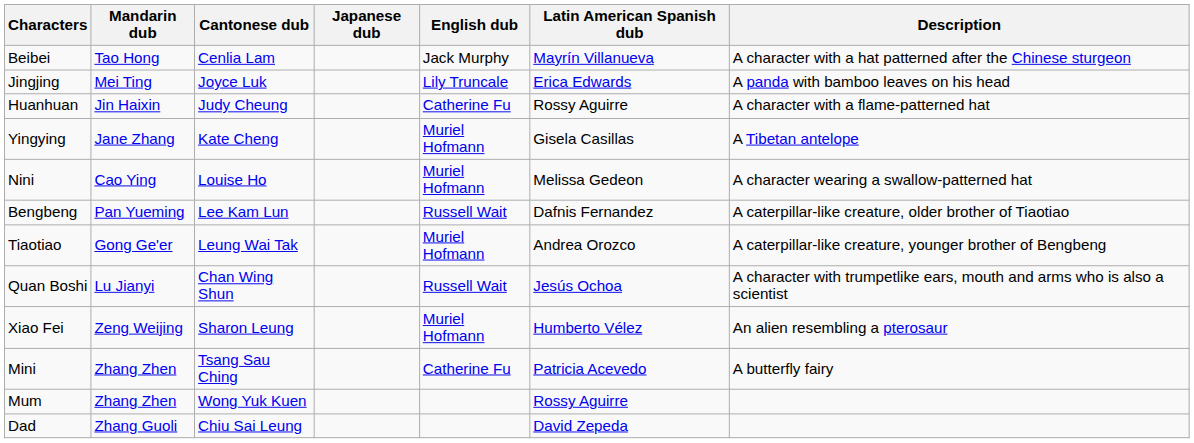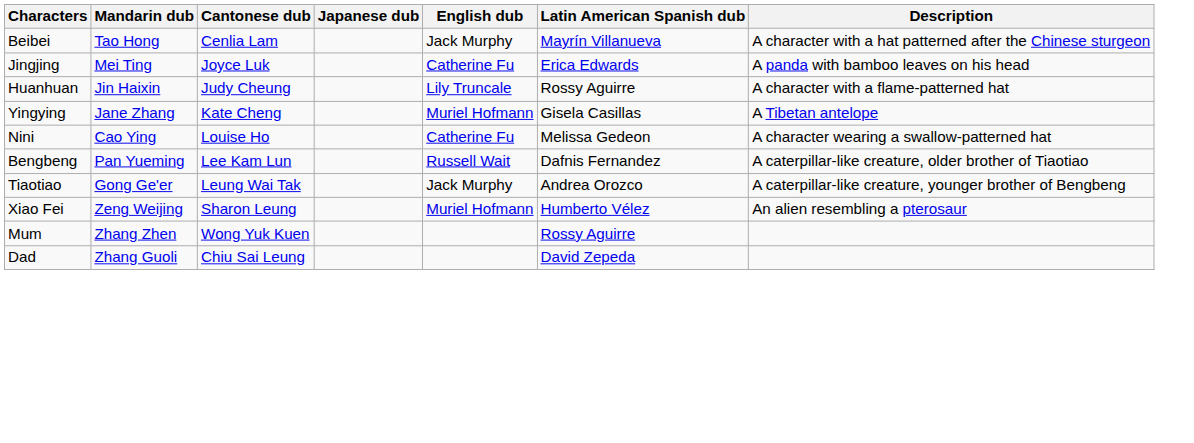(465, 81) Lily Truncale -> (470, 64) Catherine Fu
(467, 105) Catherine Fu -> (469, 88) Lily Truncale
(454, 179) Muriel Hofmann -> (470, 137) Catherine Fu
(454, 245) Muriel Hofmann -> (469, 185) Jack Murphy
- row: (48, 286)
- row: (22, 368)
